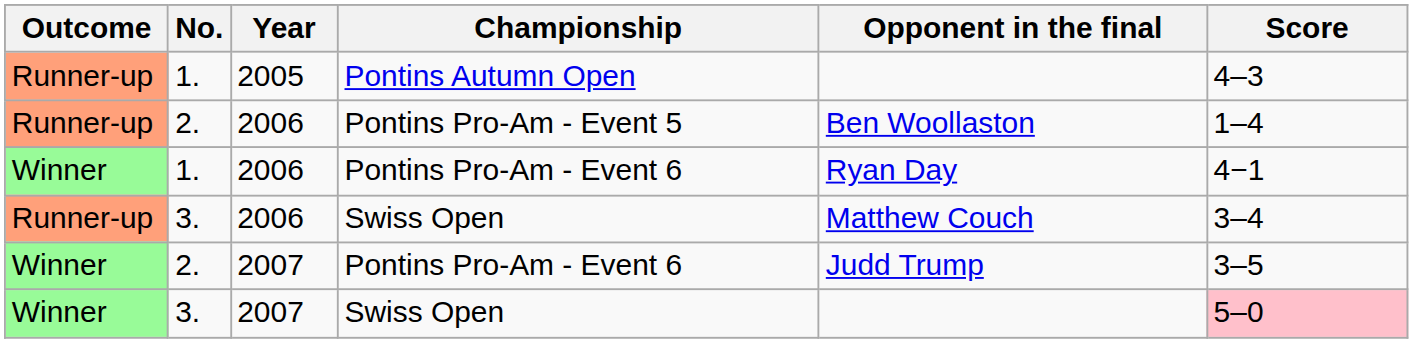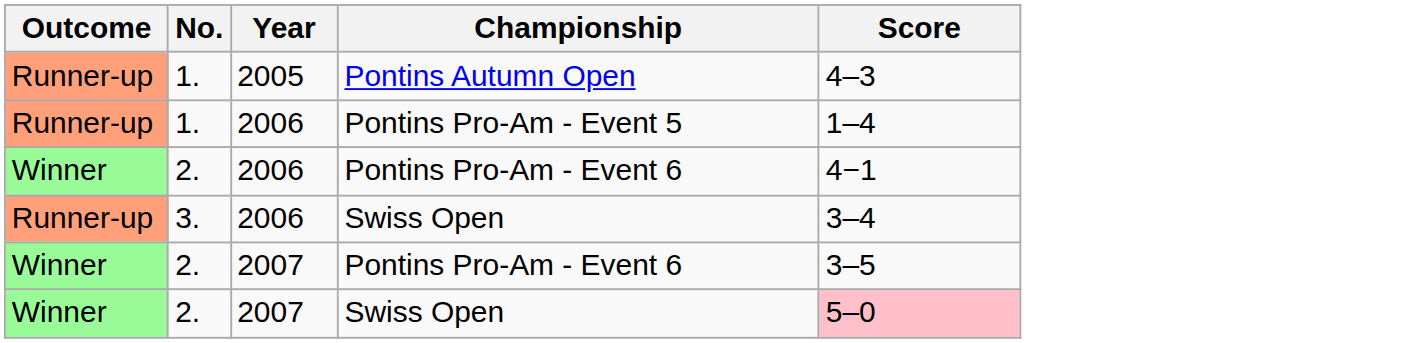- column: (1013, 28)
(188, 123) 2. -> (188, 123) 1.
(188, 170) 1. -> (188, 170) 2.
(188, 312) 3. -> (188, 312) 2.
